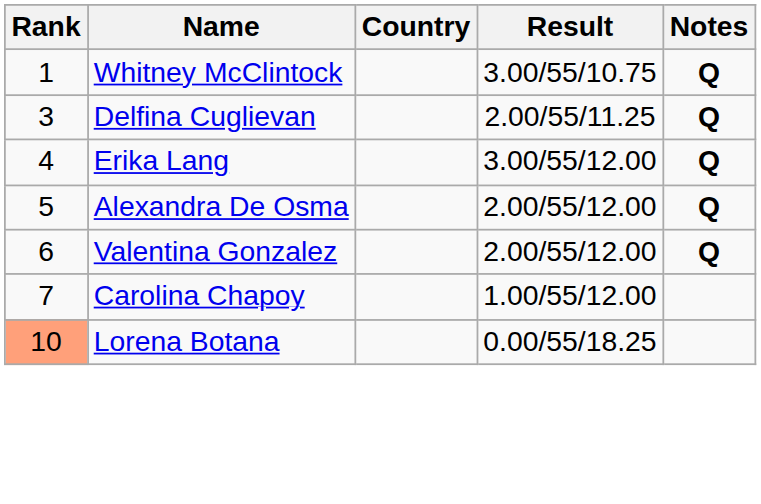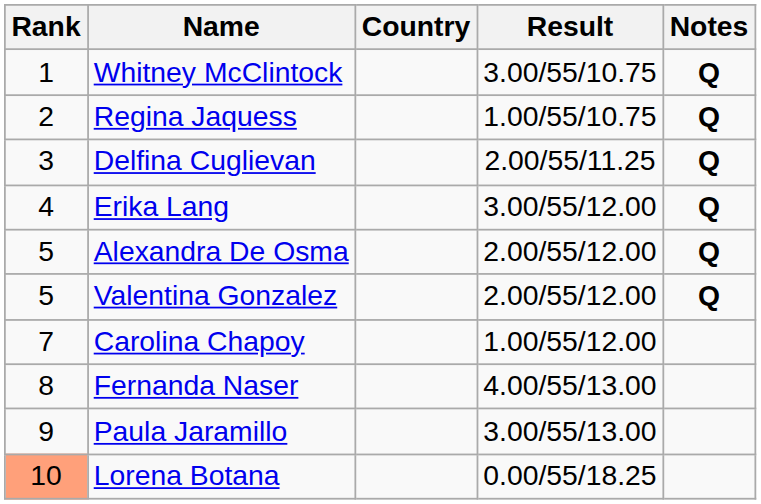+ row: (195, 116)
(46, 251) 6 -> (46, 296) 5
+ row: (196, 386)
+ row: (191, 431)
